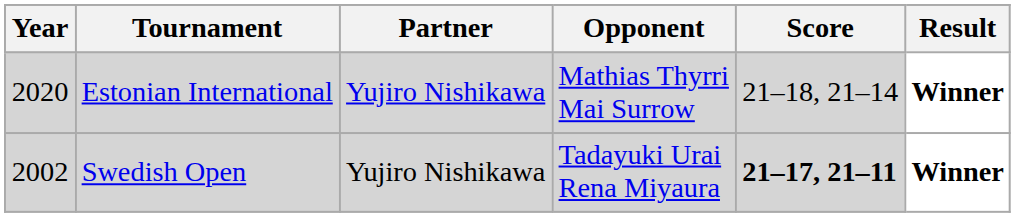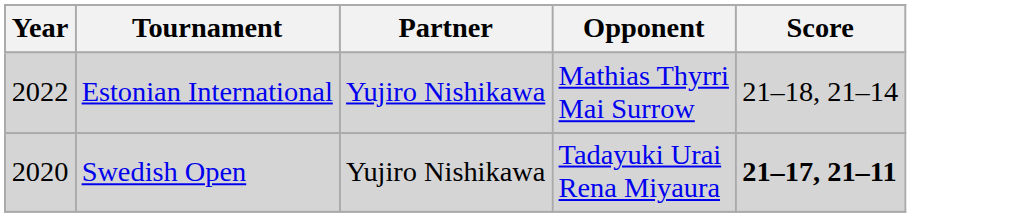- column: (958, 28)
(40, 91) 2020 -> (40, 91) 2022
(40, 172) 2002 -> (40, 172) 2020
